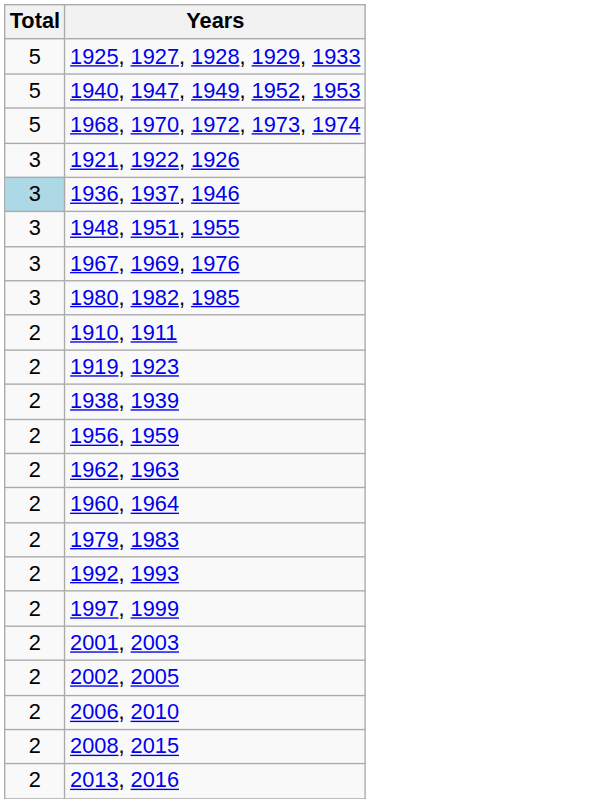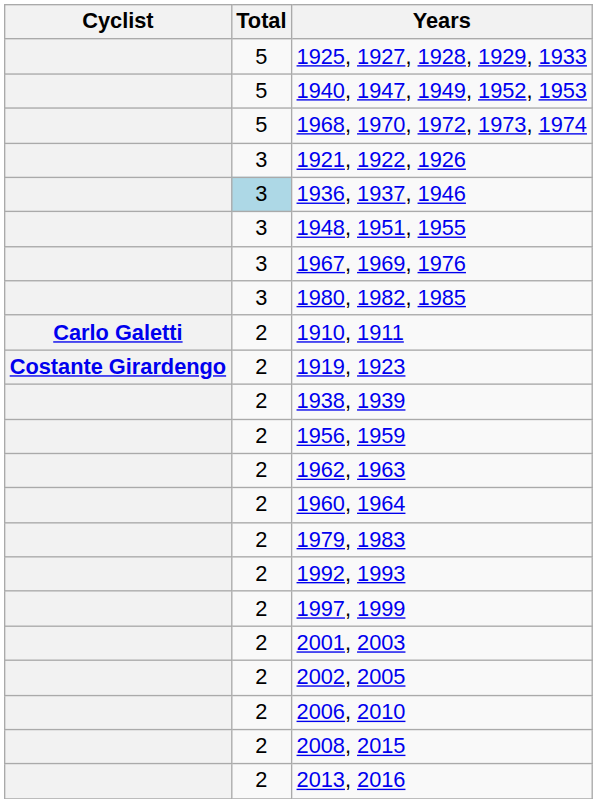+ column: (118, 21)
